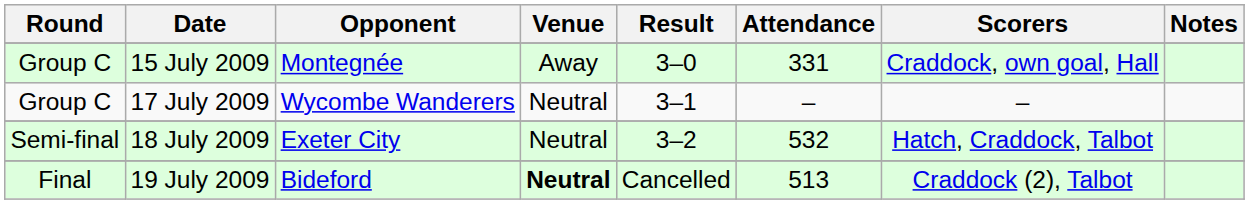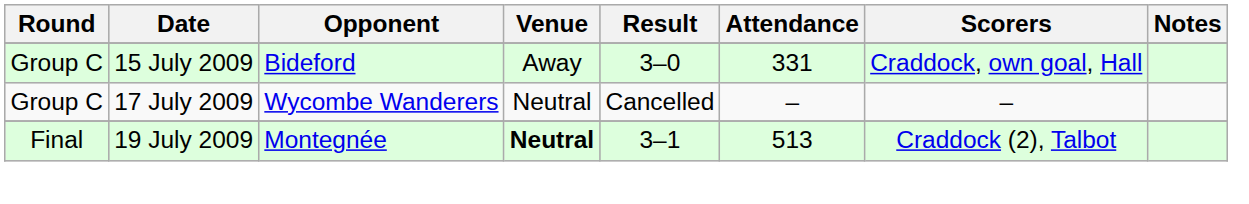(342, 62) Montegnée -> (310, 62) Bideford
(676, 101) 3–1 -> (660, 101) Cancelled
- row: (200, 140)
(326, 179) Bideford -> (326, 140) Montegnée
(676, 179) Cancelled -> (660, 140) 3–1
